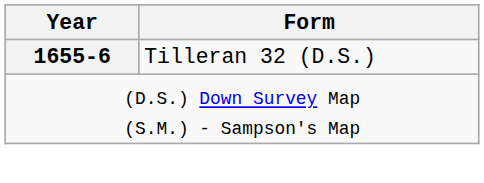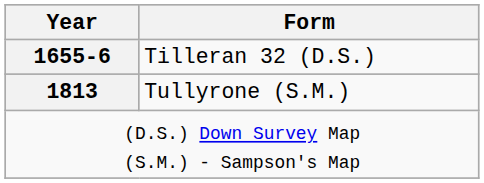+ row: (247, 92)
